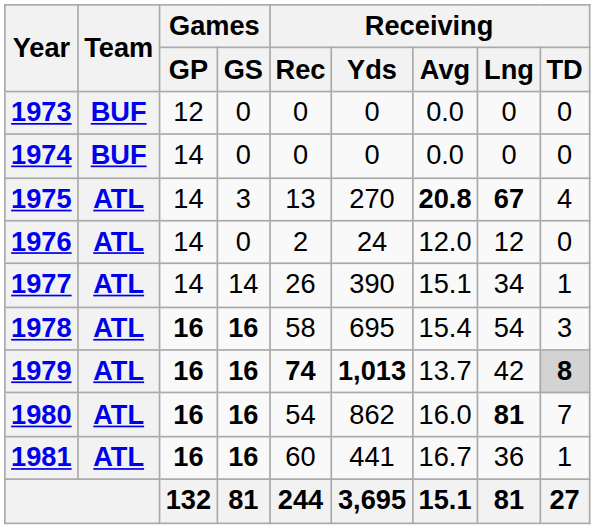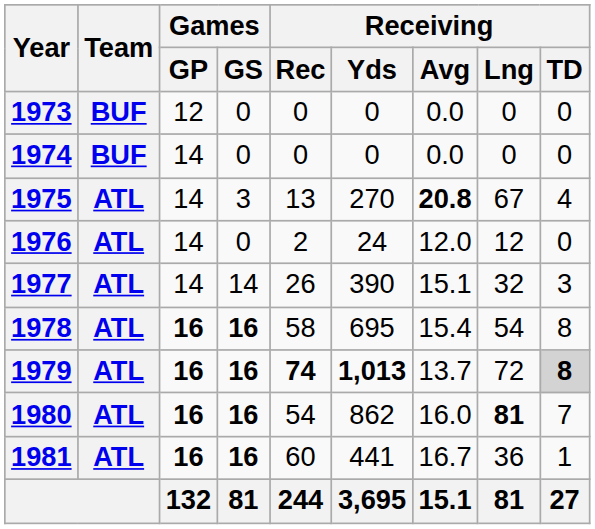(509, 198) bold -> (509, 198) normal
(509, 284) 34 -> (509, 284) 32
(565, 284) 1 -> (565, 284) 3
(565, 328) 3 -> (565, 328) 8
(509, 371) 42 -> (509, 371) 72
